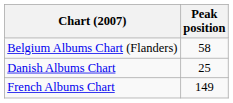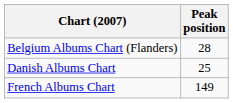(204, 48) 58 -> (204, 48) 28
